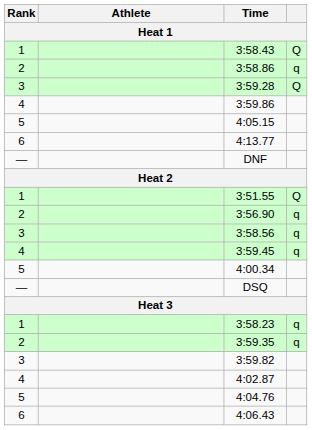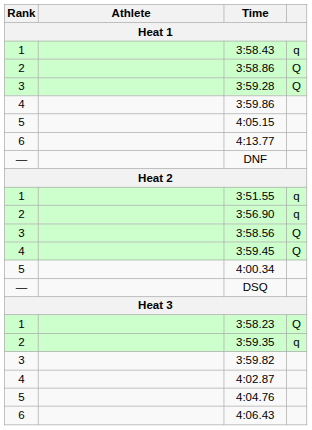(297, 50) Q -> (297, 50) q
(297, 68) q -> (297, 68) Q
(297, 196) Q -> (297, 196) q
(297, 232) q -> (297, 232) Q
(297, 251) q -> (297, 251) Q
(297, 324) q -> (297, 324) Q
